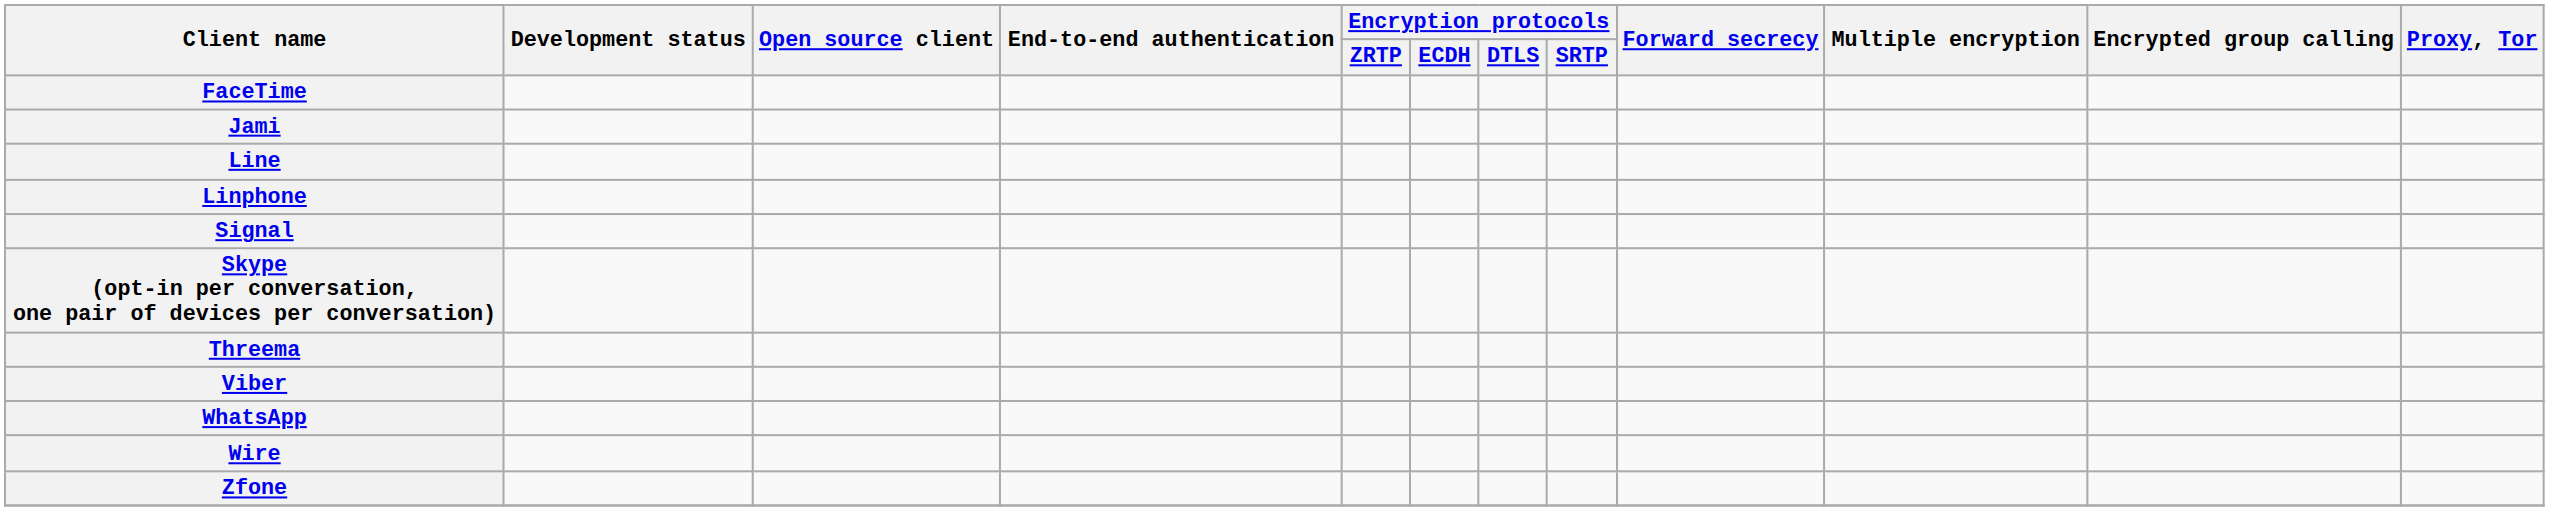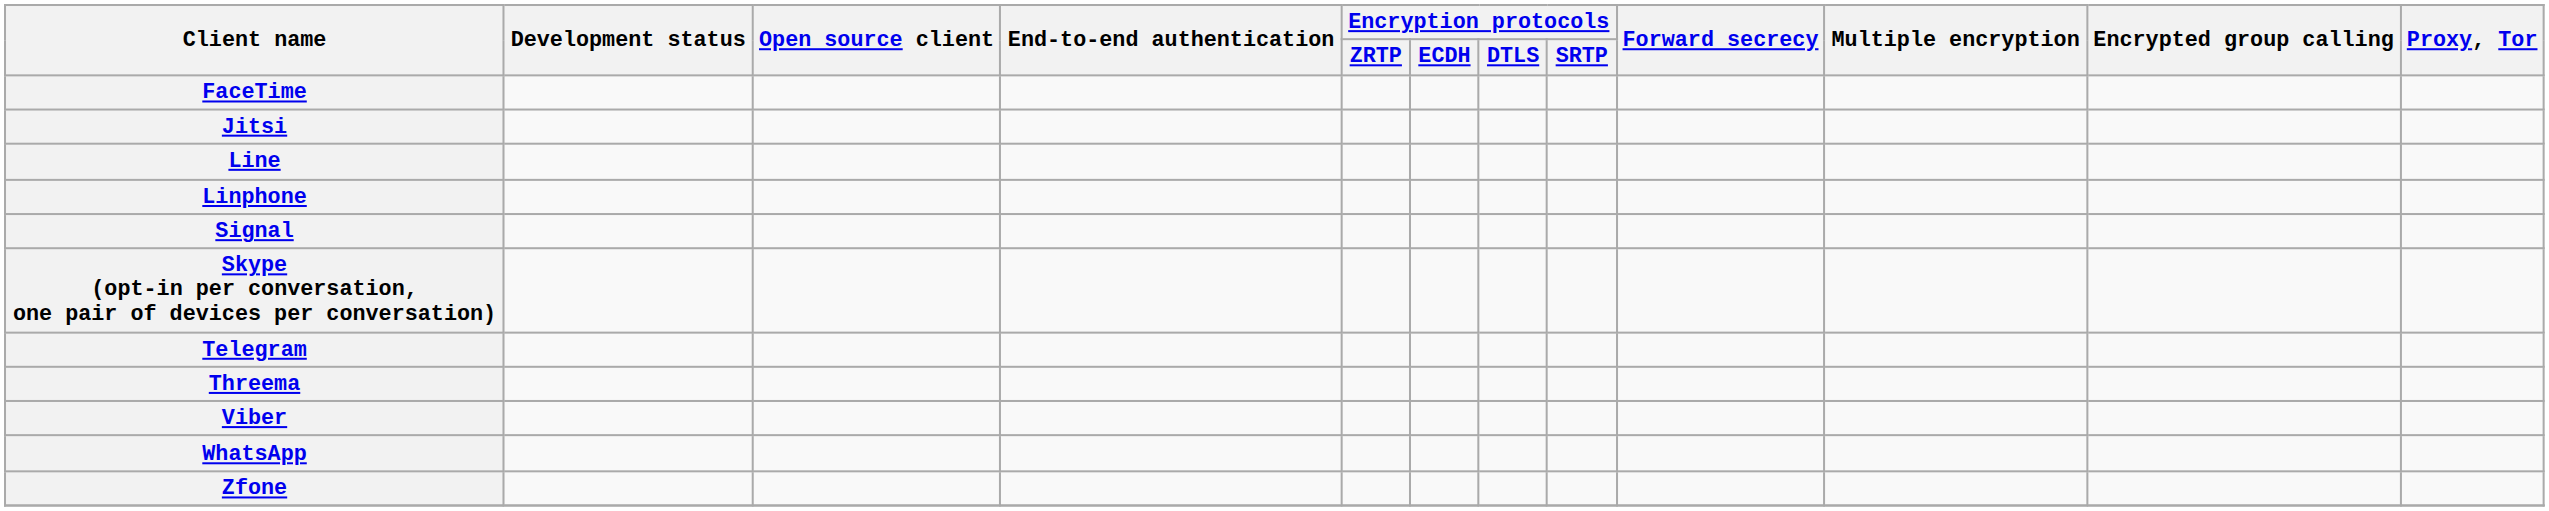- row: (255, 127)
+ row: (255, 127)
+ row: (255, 349)
- row: (255, 453)
